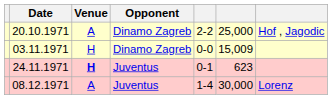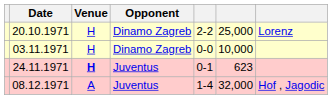(91, 31) A -> (91, 31) H
(291, 31) Hof , Jagodic -> (276, 31) Lorenz
(236, 49) 15,009 -> (236, 49) 10,000
(236, 85) 30,000 -> (236, 85) 32,000
(276, 85) Lorenz -> (291, 85) Hof , Jagodic
